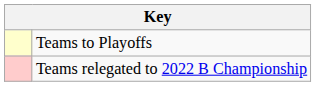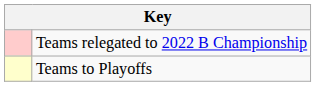rows swapped: (94, 42) <-> (172, 68)
